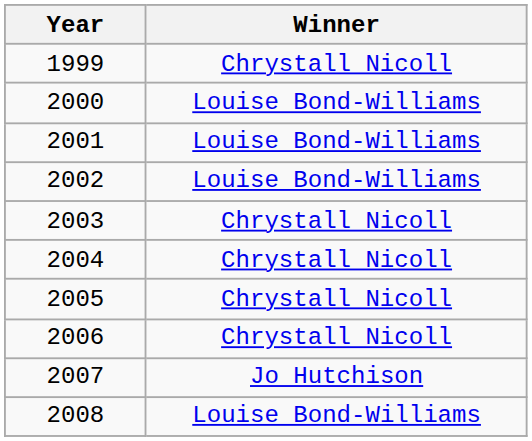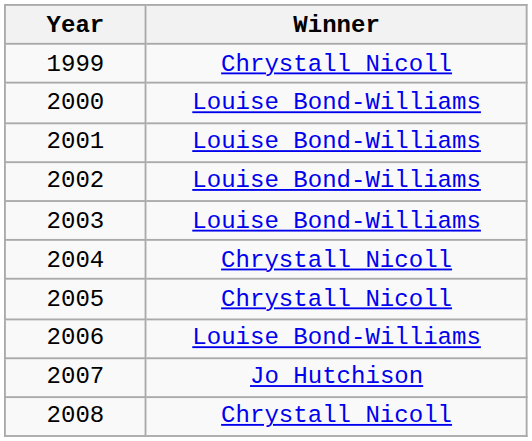(337, 221) Chrystall Nicoll -> (337, 221) Louise Bond-Williams
(337, 338) Chrystall Nicoll -> (337, 338) Louise Bond-Williams
(337, 416) Louise Bond-Williams -> (337, 416) Chrystall Nicoll
